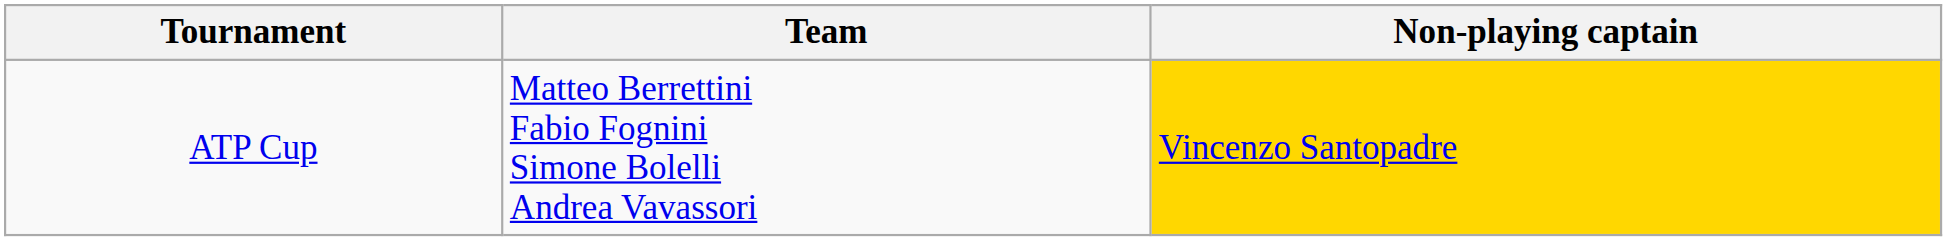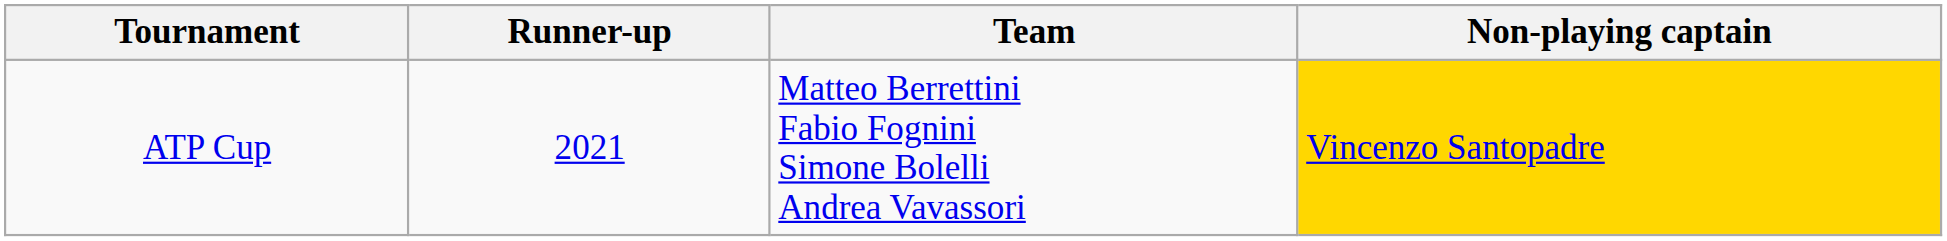+ column: (590, 32)
